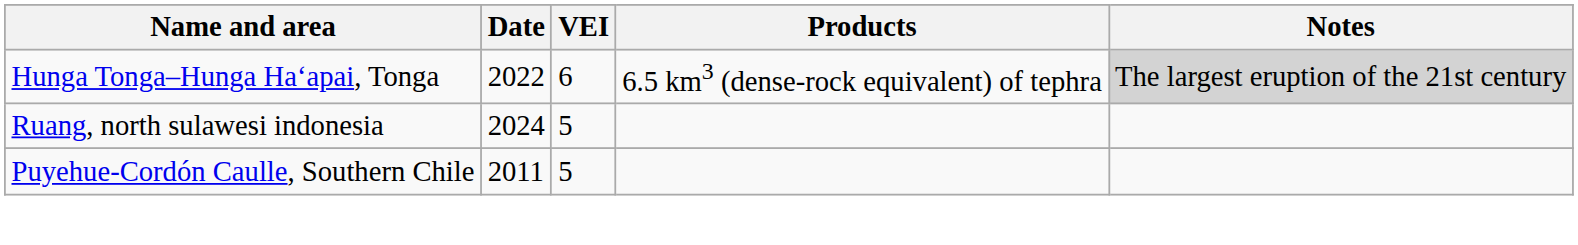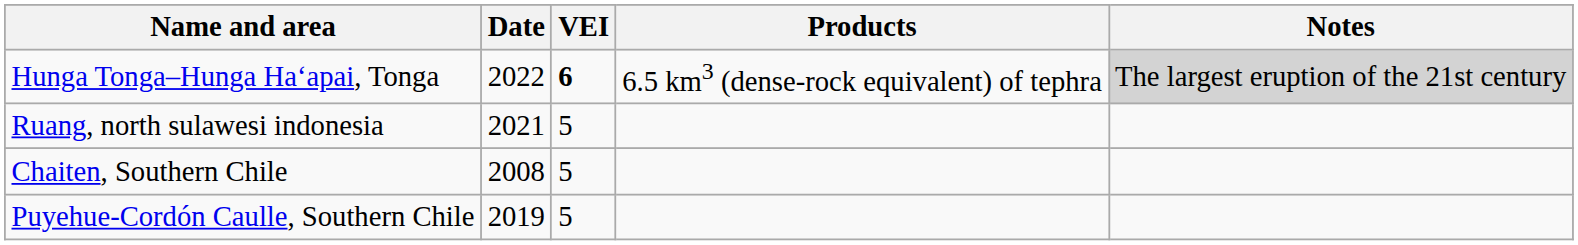(565, 76) normal -> (565, 76) bold
(516, 125) 2024 -> (516, 125) 2021
+ row: (150, 171)
(516, 171) 2011 -> (516, 216) 2019
